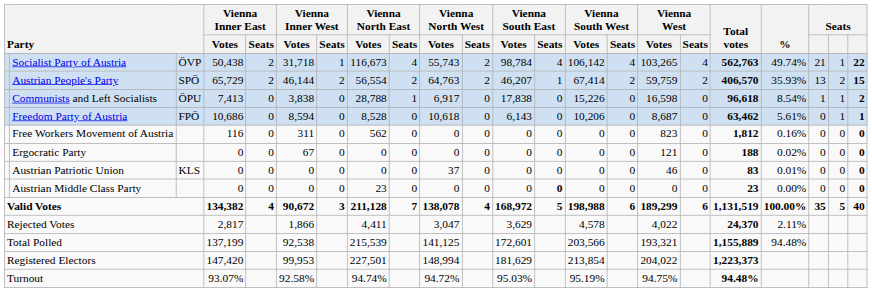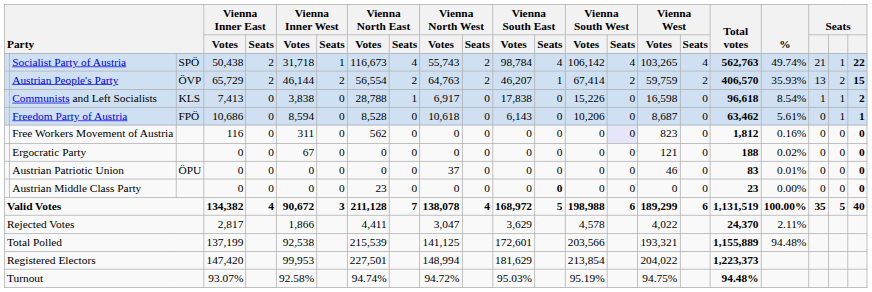(190, 62) ÖVP -> (189, 62) SPÖ
(189, 80) SPÖ -> (190, 80) ÖVP
(190, 98) ÖPU -> (189, 98) KLS
(632, 134) no background -> (632, 134) lavender background
(189, 170) KLS -> (190, 170) ÖPU
